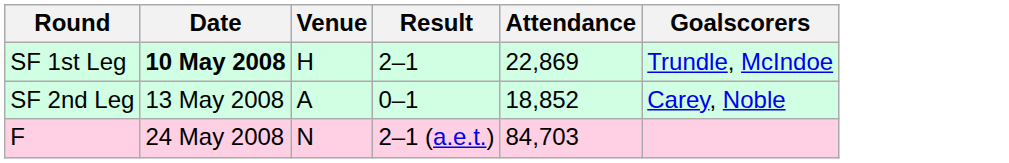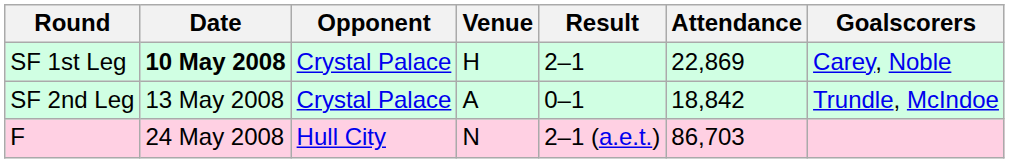+ column: (374, 23)
(740, 61) Trundle, McIndoe -> (882, 61) Carey, Noble
(542, 99) 18,852 -> (708, 99) 18,842
(716, 99) Carey, Noble -> (906, 99) Trundle, McIndoe
(542, 137) 84,703 -> (708, 137) 86,703
